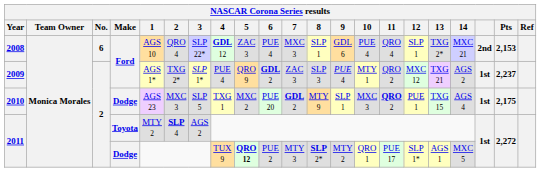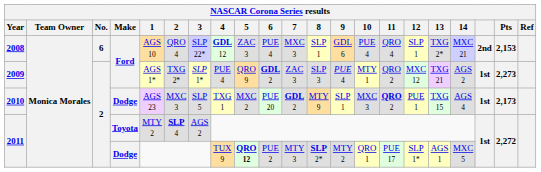(506, 74) 2,237 -> (506, 74) 2,273
(506, 101) 2,175 -> (506, 101) 2,173
